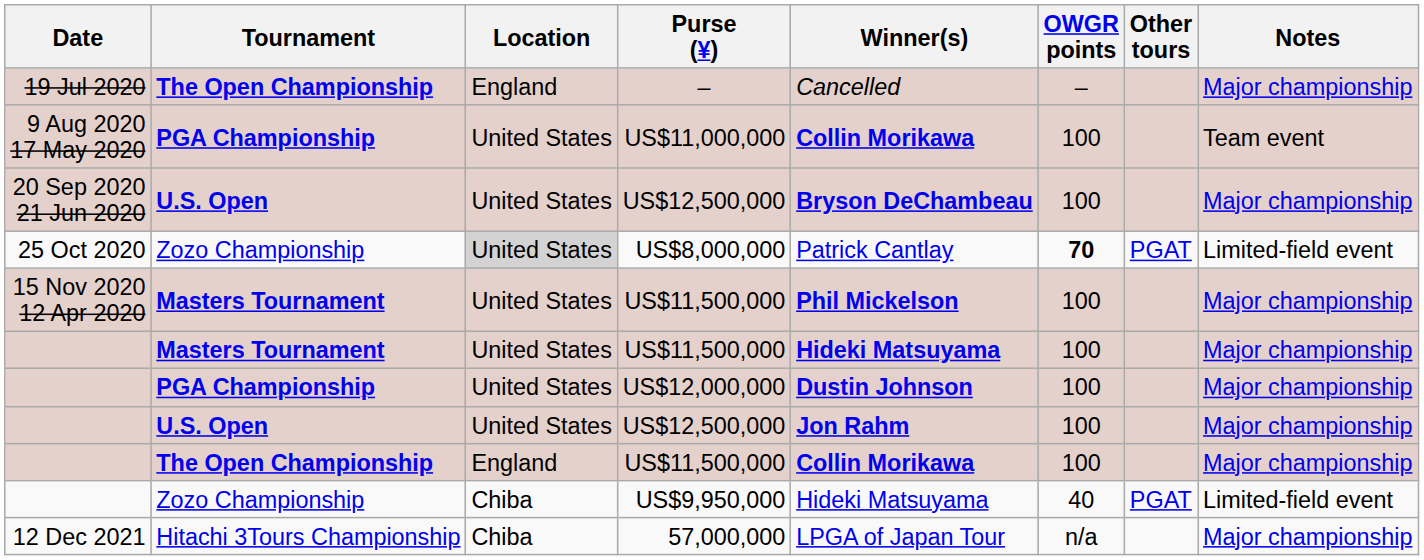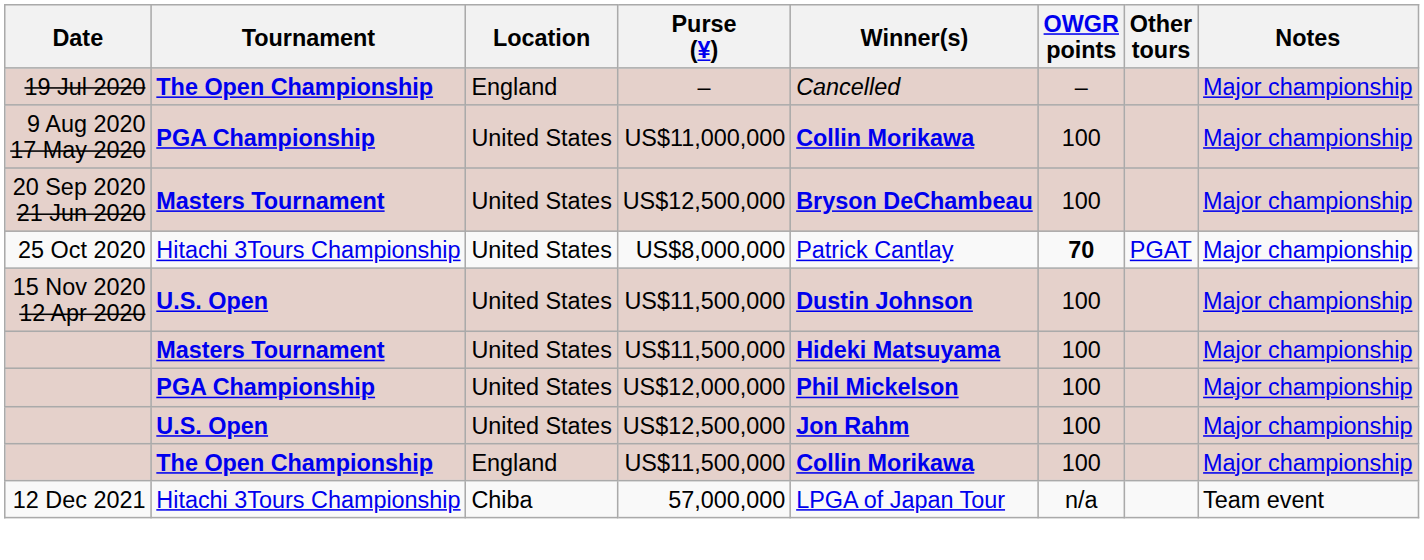(1264, 137) Team event -> (1308, 137) Major championship
(212, 200) U.S. Open -> (270, 200) Masters Tournament
(260, 250) Zozo Championship -> (308, 250) Hitachi 3Tours Championship
(542, 250) lightgrey background -> (542, 250) no background
(1298, 250) Limited-field event -> (1308, 250) Major championship
(270, 300) Masters Tournament -> (212, 300) U.S. Open
(877, 300) Phil Mickelson -> (885, 300) Dustin Johnson
(885, 388) Dustin Johnson -> (877, 388) Phil Mickelson
- row: (78, 499)
(1308, 536) Major championship -> (1264, 499) Team event
